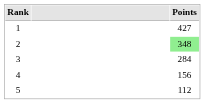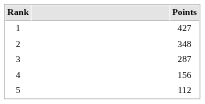(185, 44) lightgreen background -> (185, 44) no background
(185, 59) 284 -> (185, 59) 287
